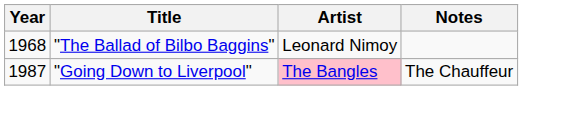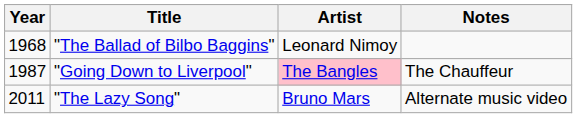+ row: (117, 98)
